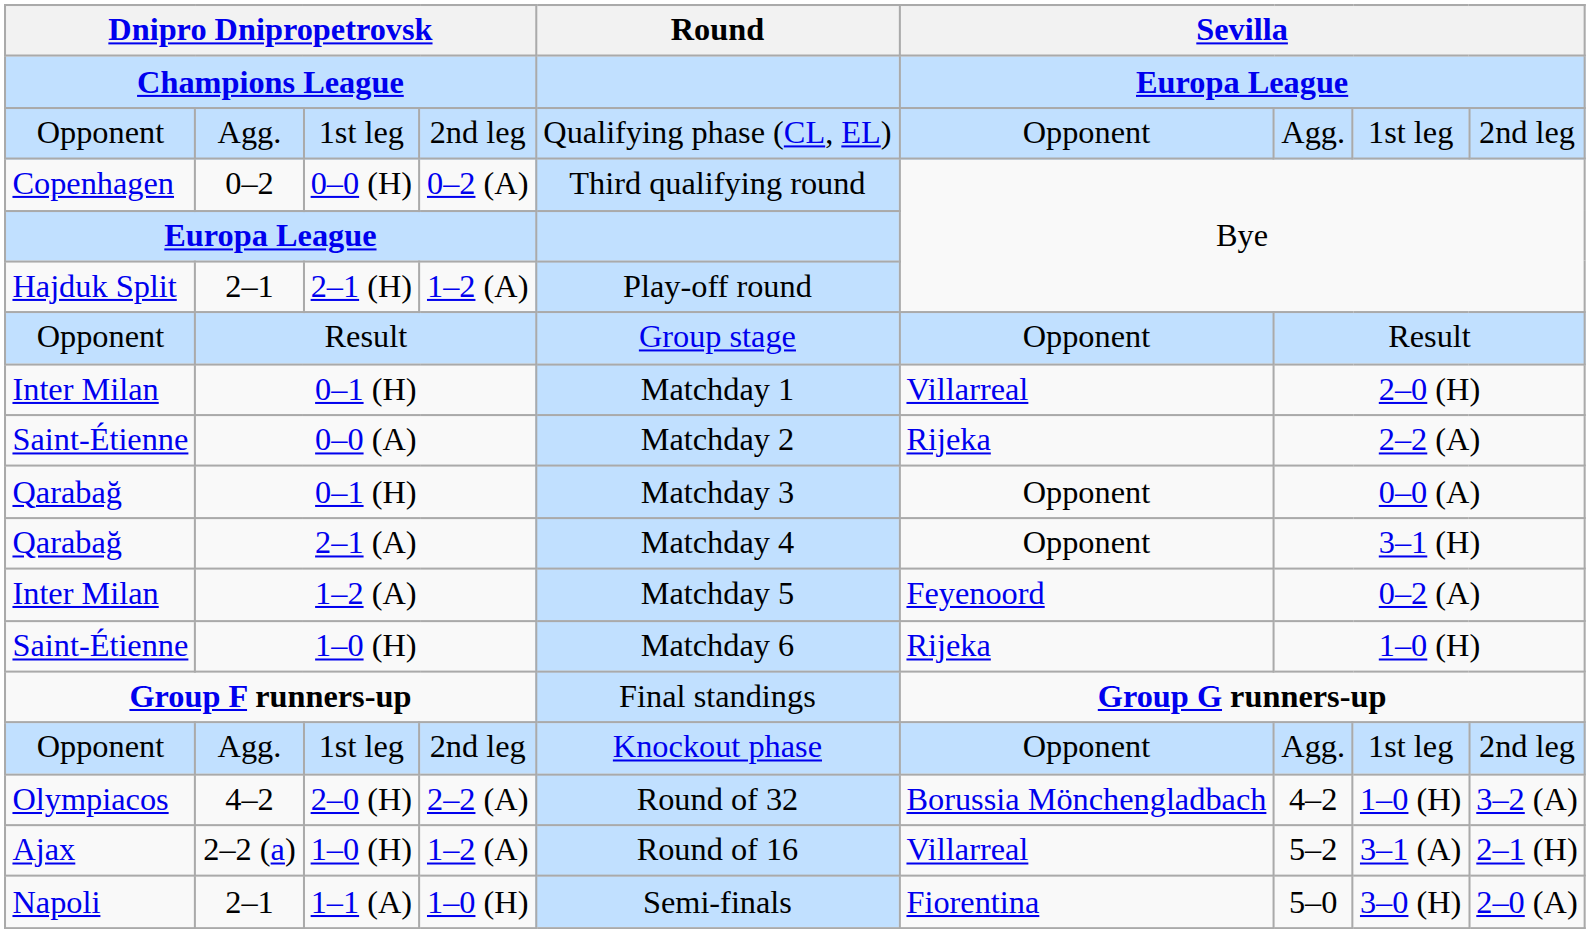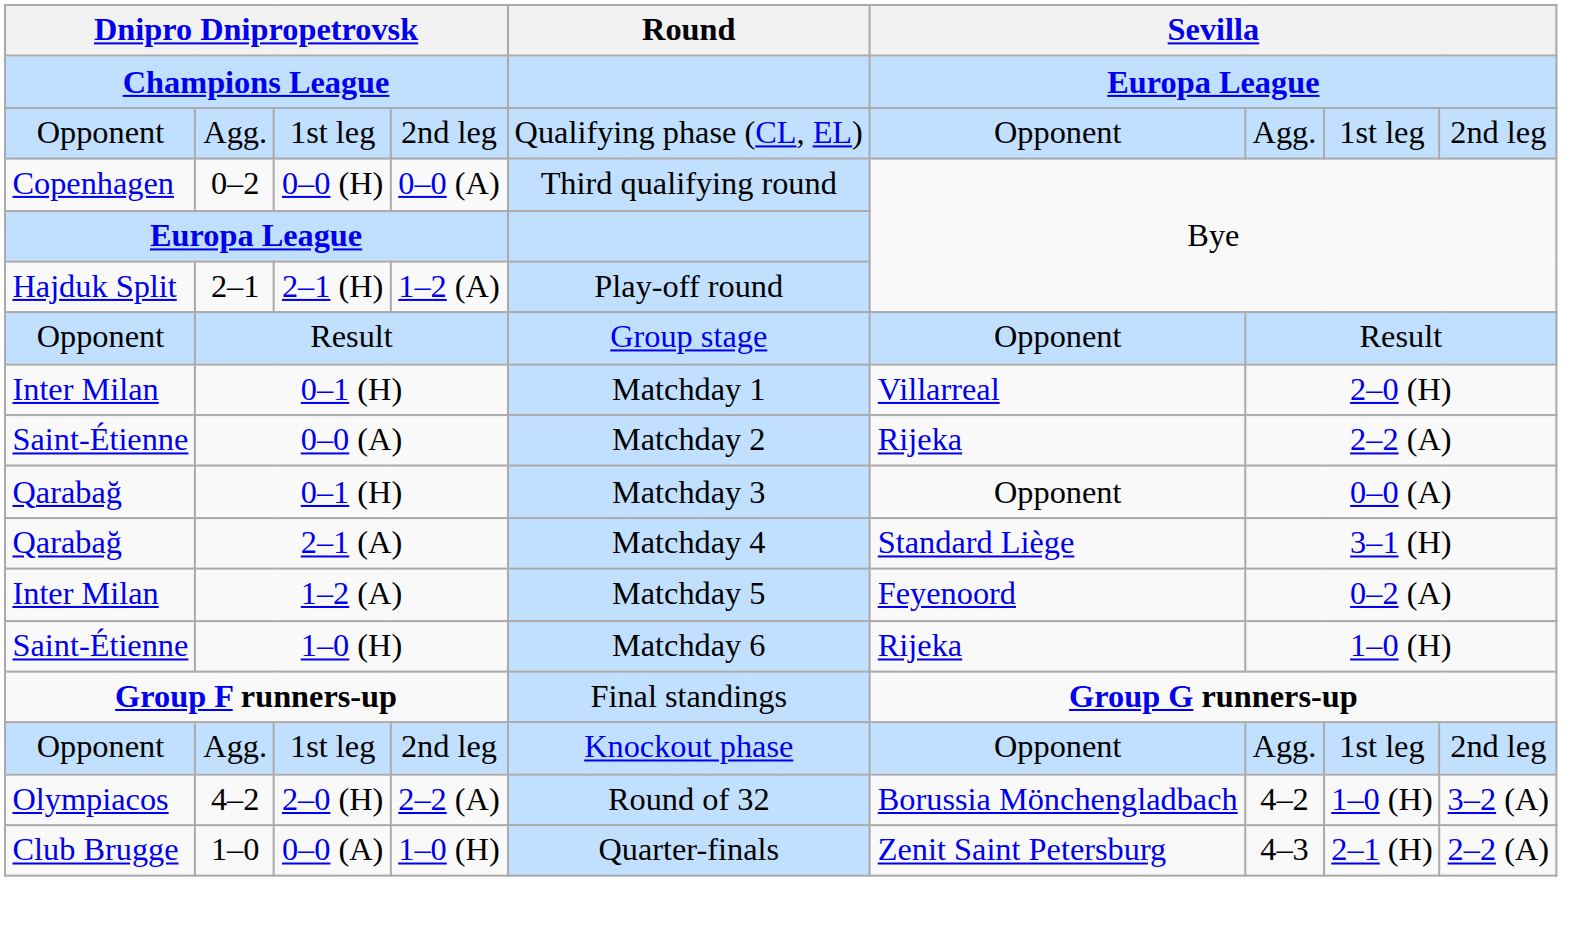(478, 183) 0–2 (A) -> (449, 183) 0–0 (A)
(1086, 542) Opponent -> (976, 542) Standard Liège
- row: (44, 850)
+ row: (95, 850)
- row: (56, 901)
